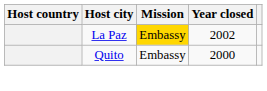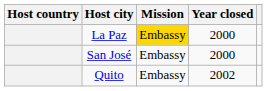(222, 34) 2002 -> (222, 34) 2000
+ row: (109, 55)
(222, 55) 2000 -> (222, 75) 2002
